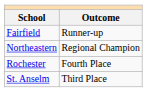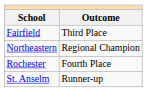(82, 32) Runner-up -> (84, 32) Third Place
(84, 79) Third Place -> (82, 79) Runner-up
